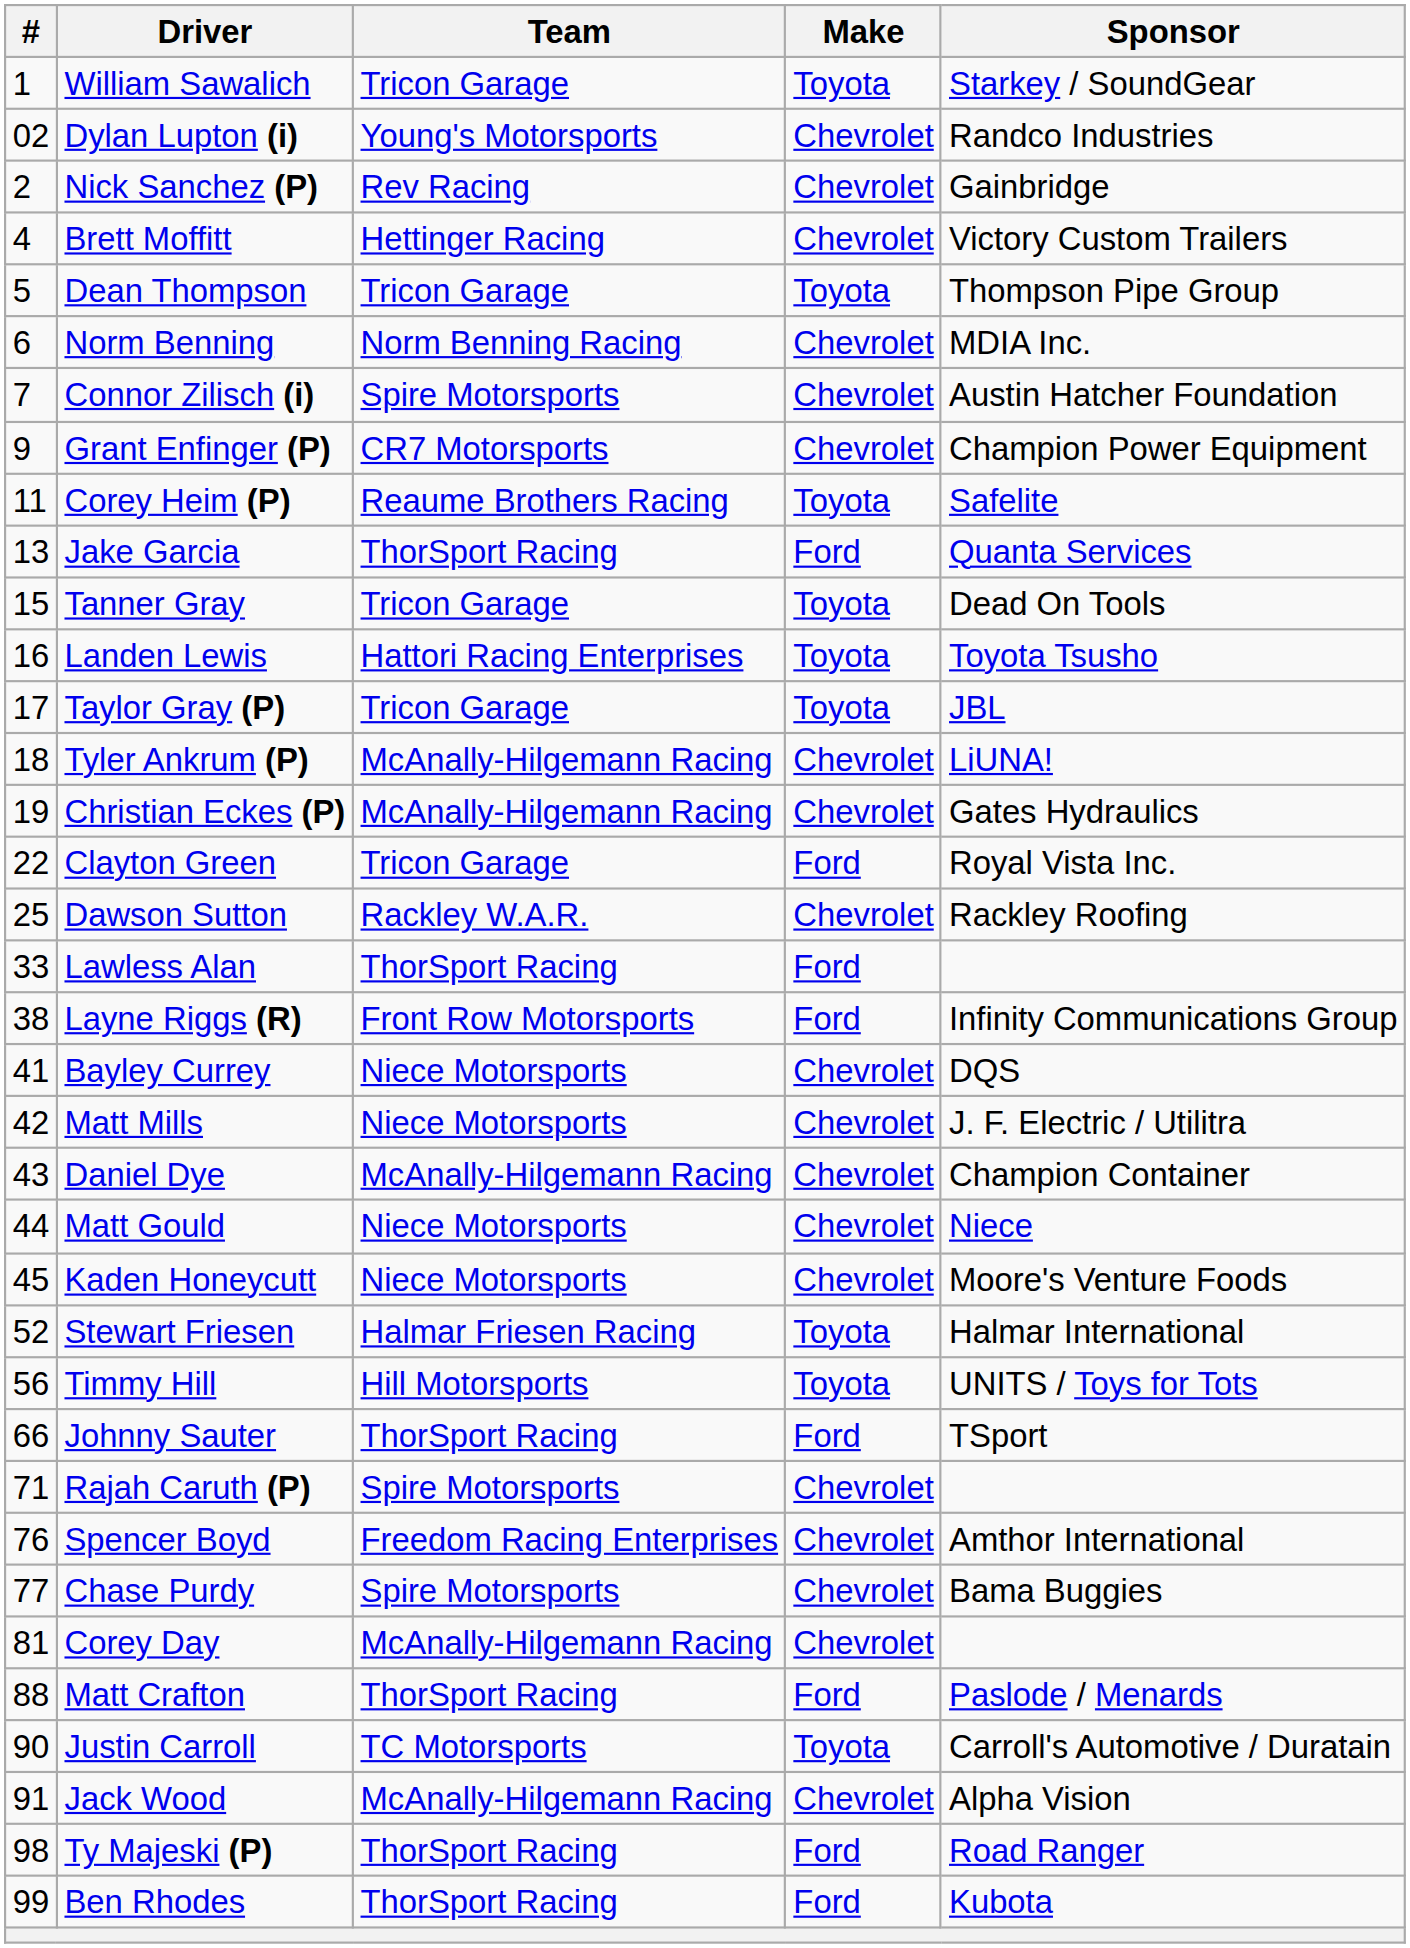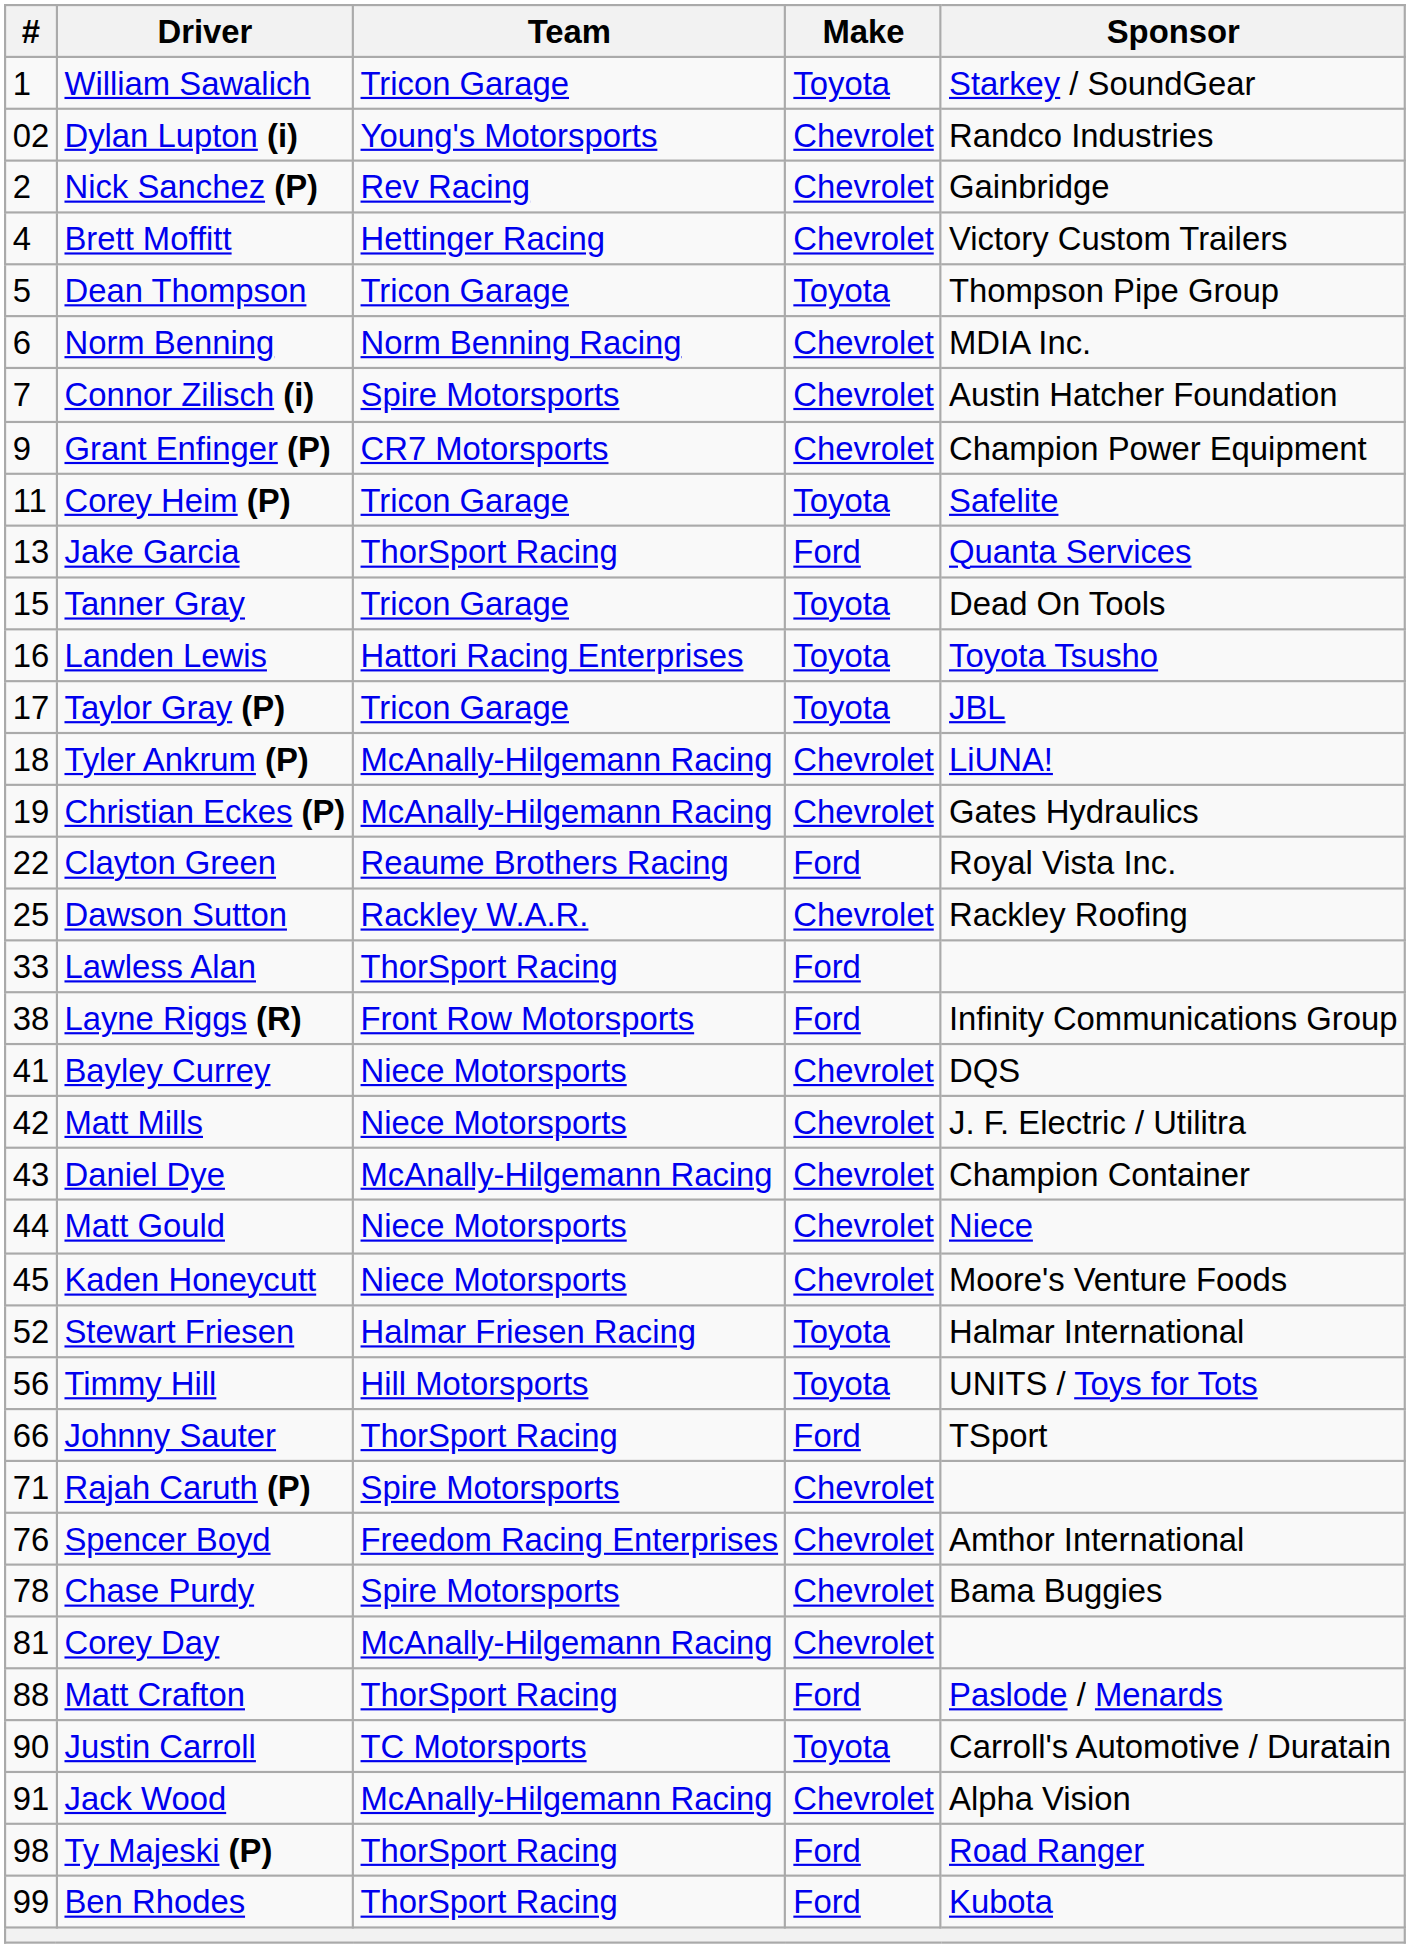(545, 499) Reaume Brothers Racing -> (465, 499) Tricon Garage
(465, 863) Tricon Garage -> (545, 863) Reaume Brothers Racing
(31, 1591) 77 -> (31, 1591) 78
